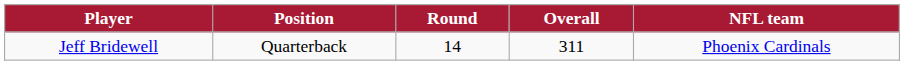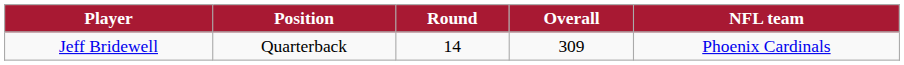(571, 45) 311 -> (571, 45) 309
